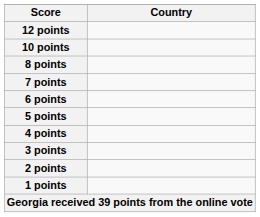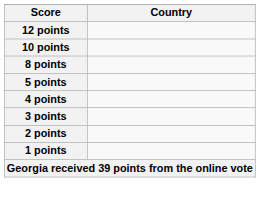- row: (46, 82)
- row: (46, 99)
